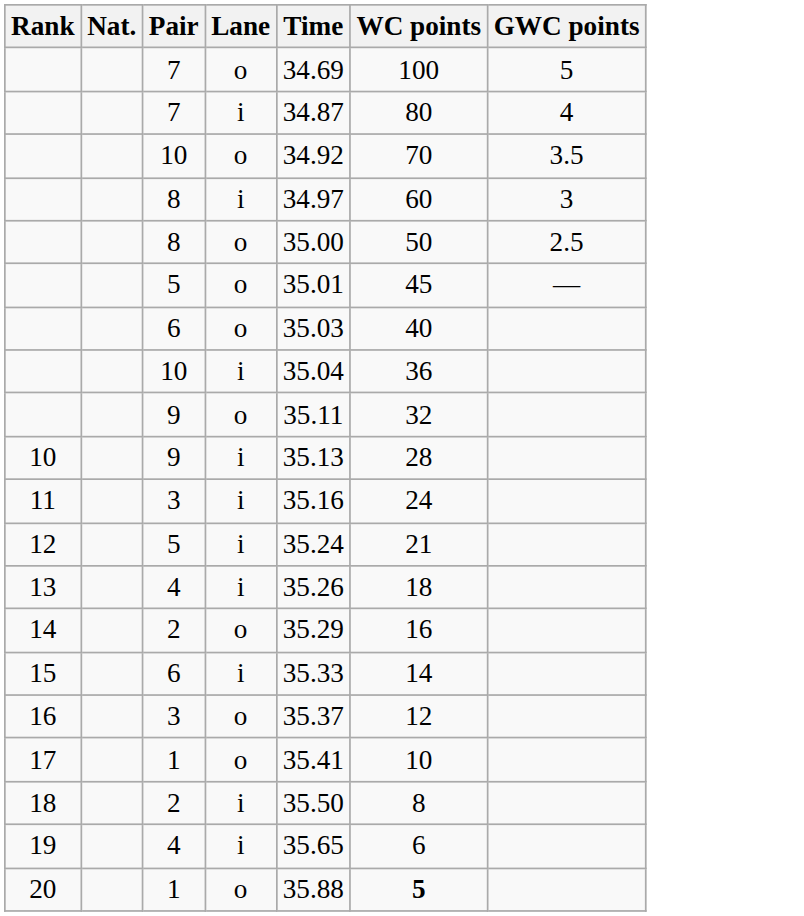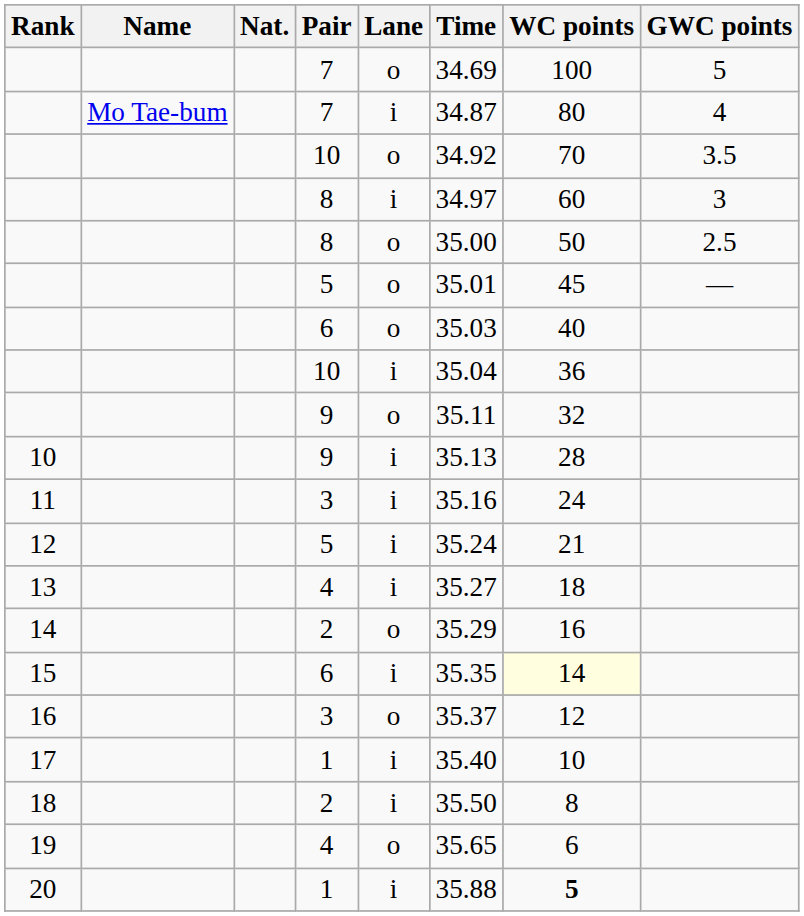+ column: (157, 26)
(313, 586) 35.26 -> (466, 586) 35.27
(313, 673) 35.33 -> (466, 673) 35.35
(419, 673) no background -> (572, 673) lightyellow background
(241, 759) o -> (394, 759) i
(313, 759) 35.41 -> (466, 759) 35.40
(241, 845) i -> (394, 845) o
(241, 888) o -> (394, 888) i
